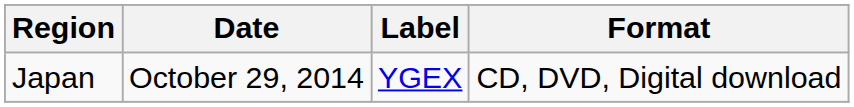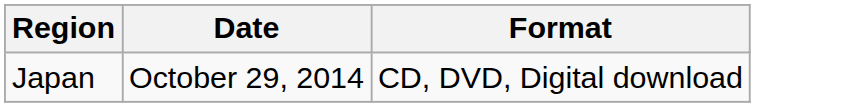- column: (420, 28)
